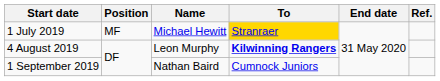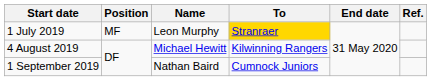(190, 31) Michael Hewitt -> (186, 31) Leon Murphy
(186, 48) Leon Murphy -> (190, 48) Michael Hewitt
(284, 48) bold -> (280, 48) normal
